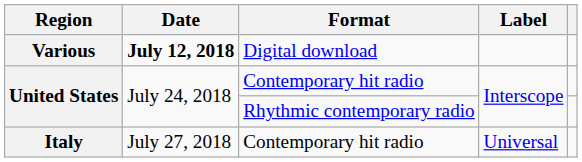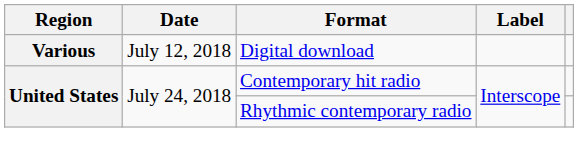(181, 50) bold -> (179, 50) normal
- row: (64, 141)
